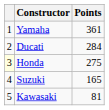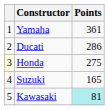(94, 46) 284 -> (94, 46) 286
(96, 97) no background -> (96, 97) paleturquoise background
